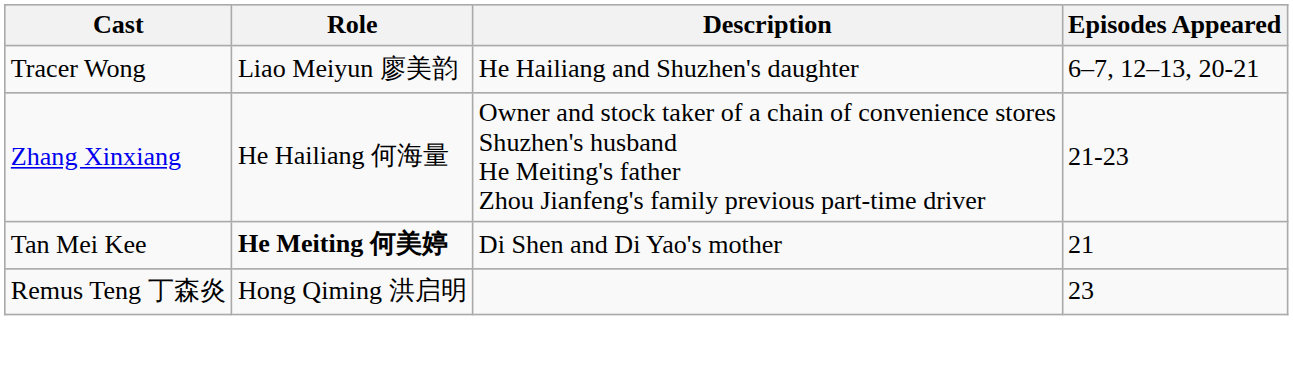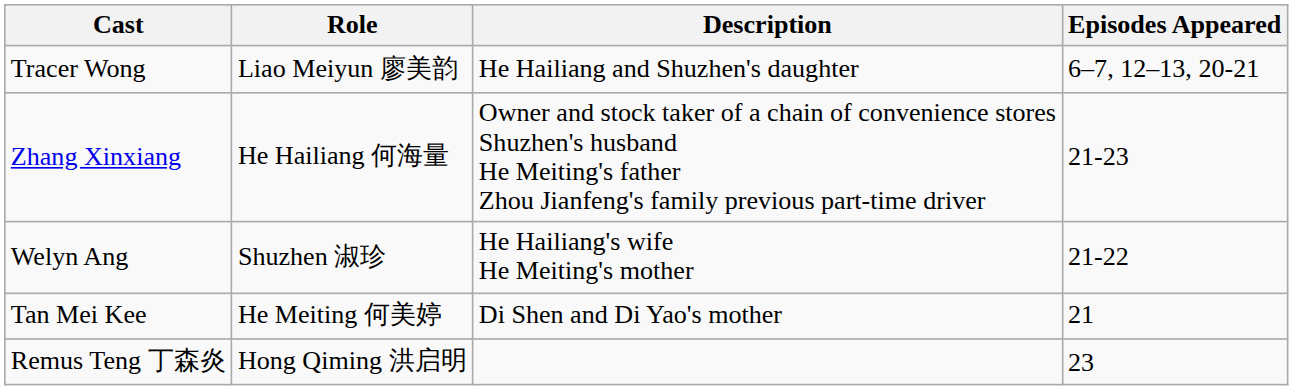+ row: (70, 256)
(343, 243) bold -> (340, 314) normal
